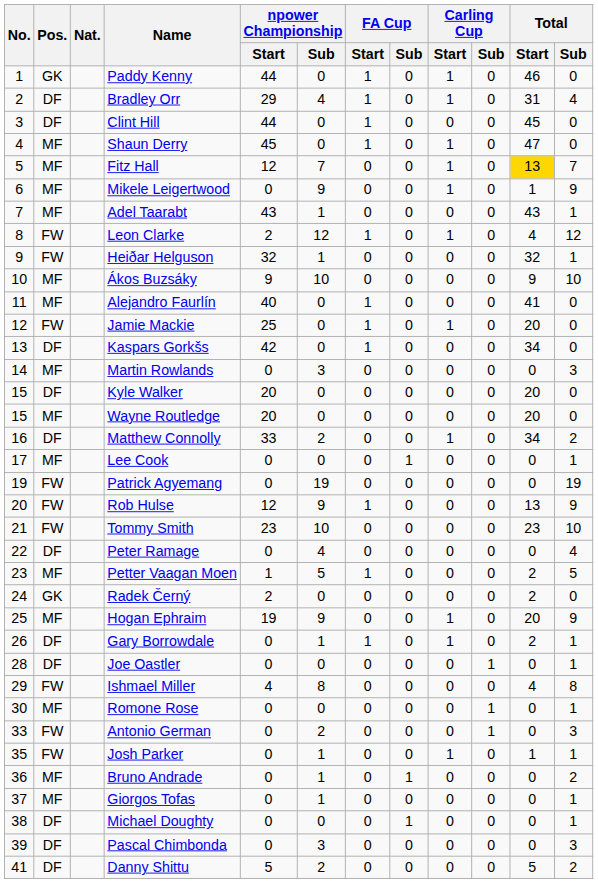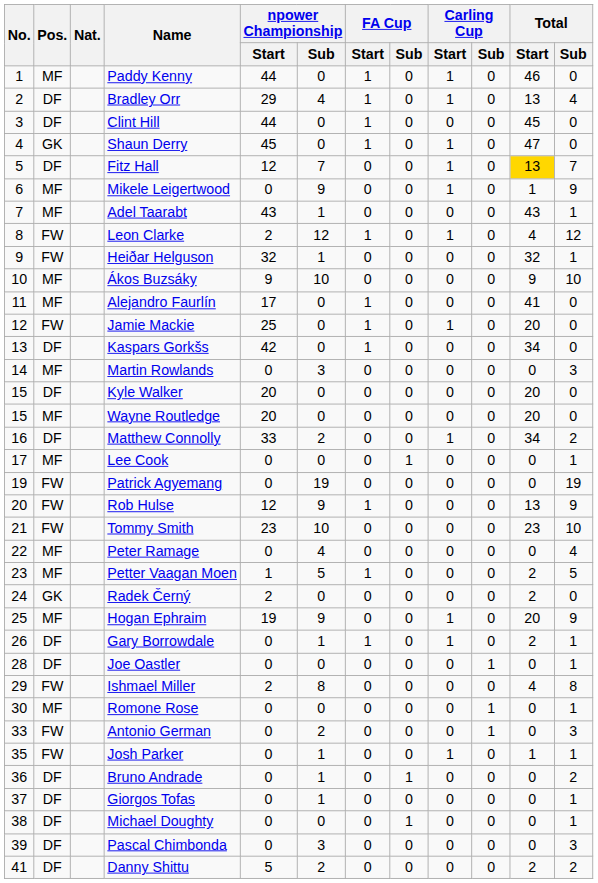(52, 76) GK -> (52, 76) MF
(532, 99) 31 -> (532, 99) 13
(52, 144) MF -> (52, 144) GK
(52, 167) MF -> (52, 167) DF
(269, 302) 40 -> (269, 302) 17
(52, 551) DF -> (52, 551) MF
(269, 686) 4 -> (269, 686) 2
(52, 777) MF -> (52, 777) DF
(52, 799) MF -> (52, 799) DF
(532, 867) 5 -> (532, 867) 2
